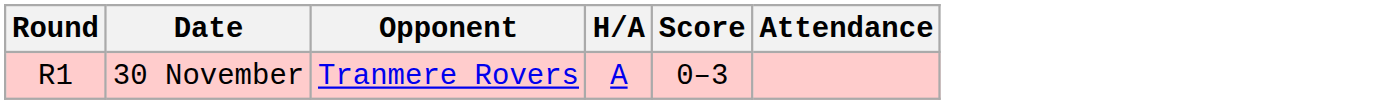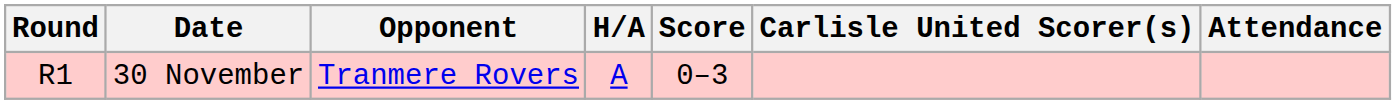+ column: (977, 29)
